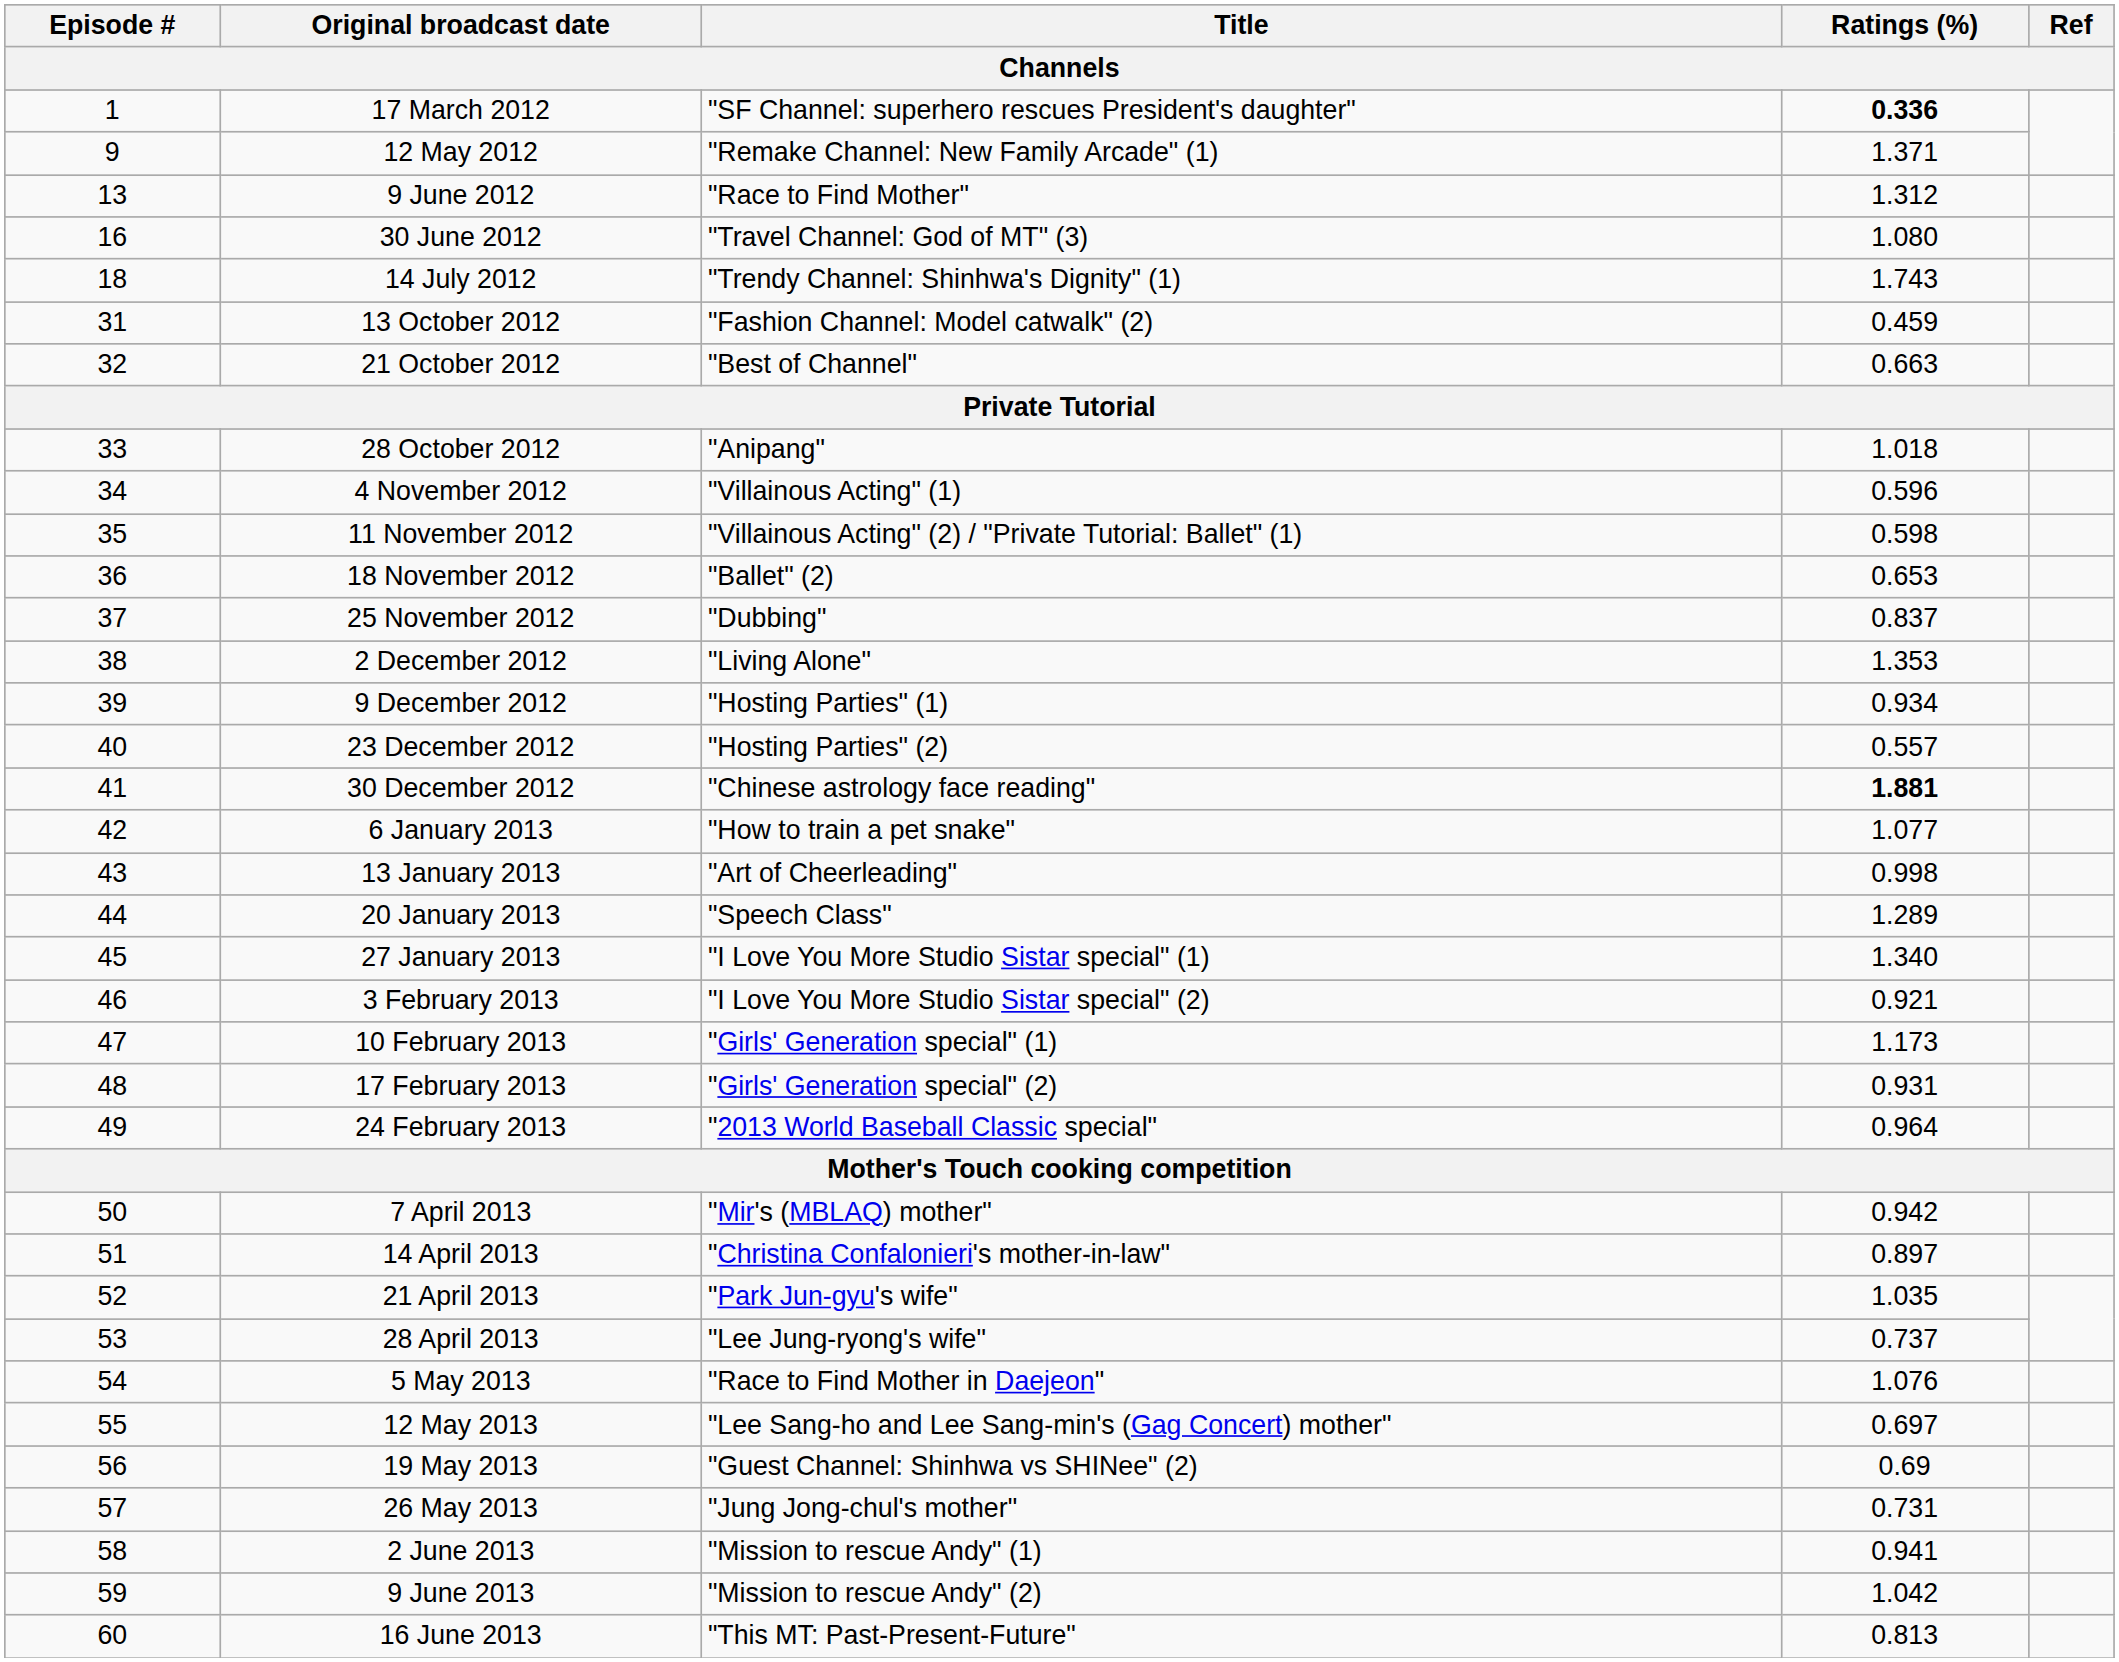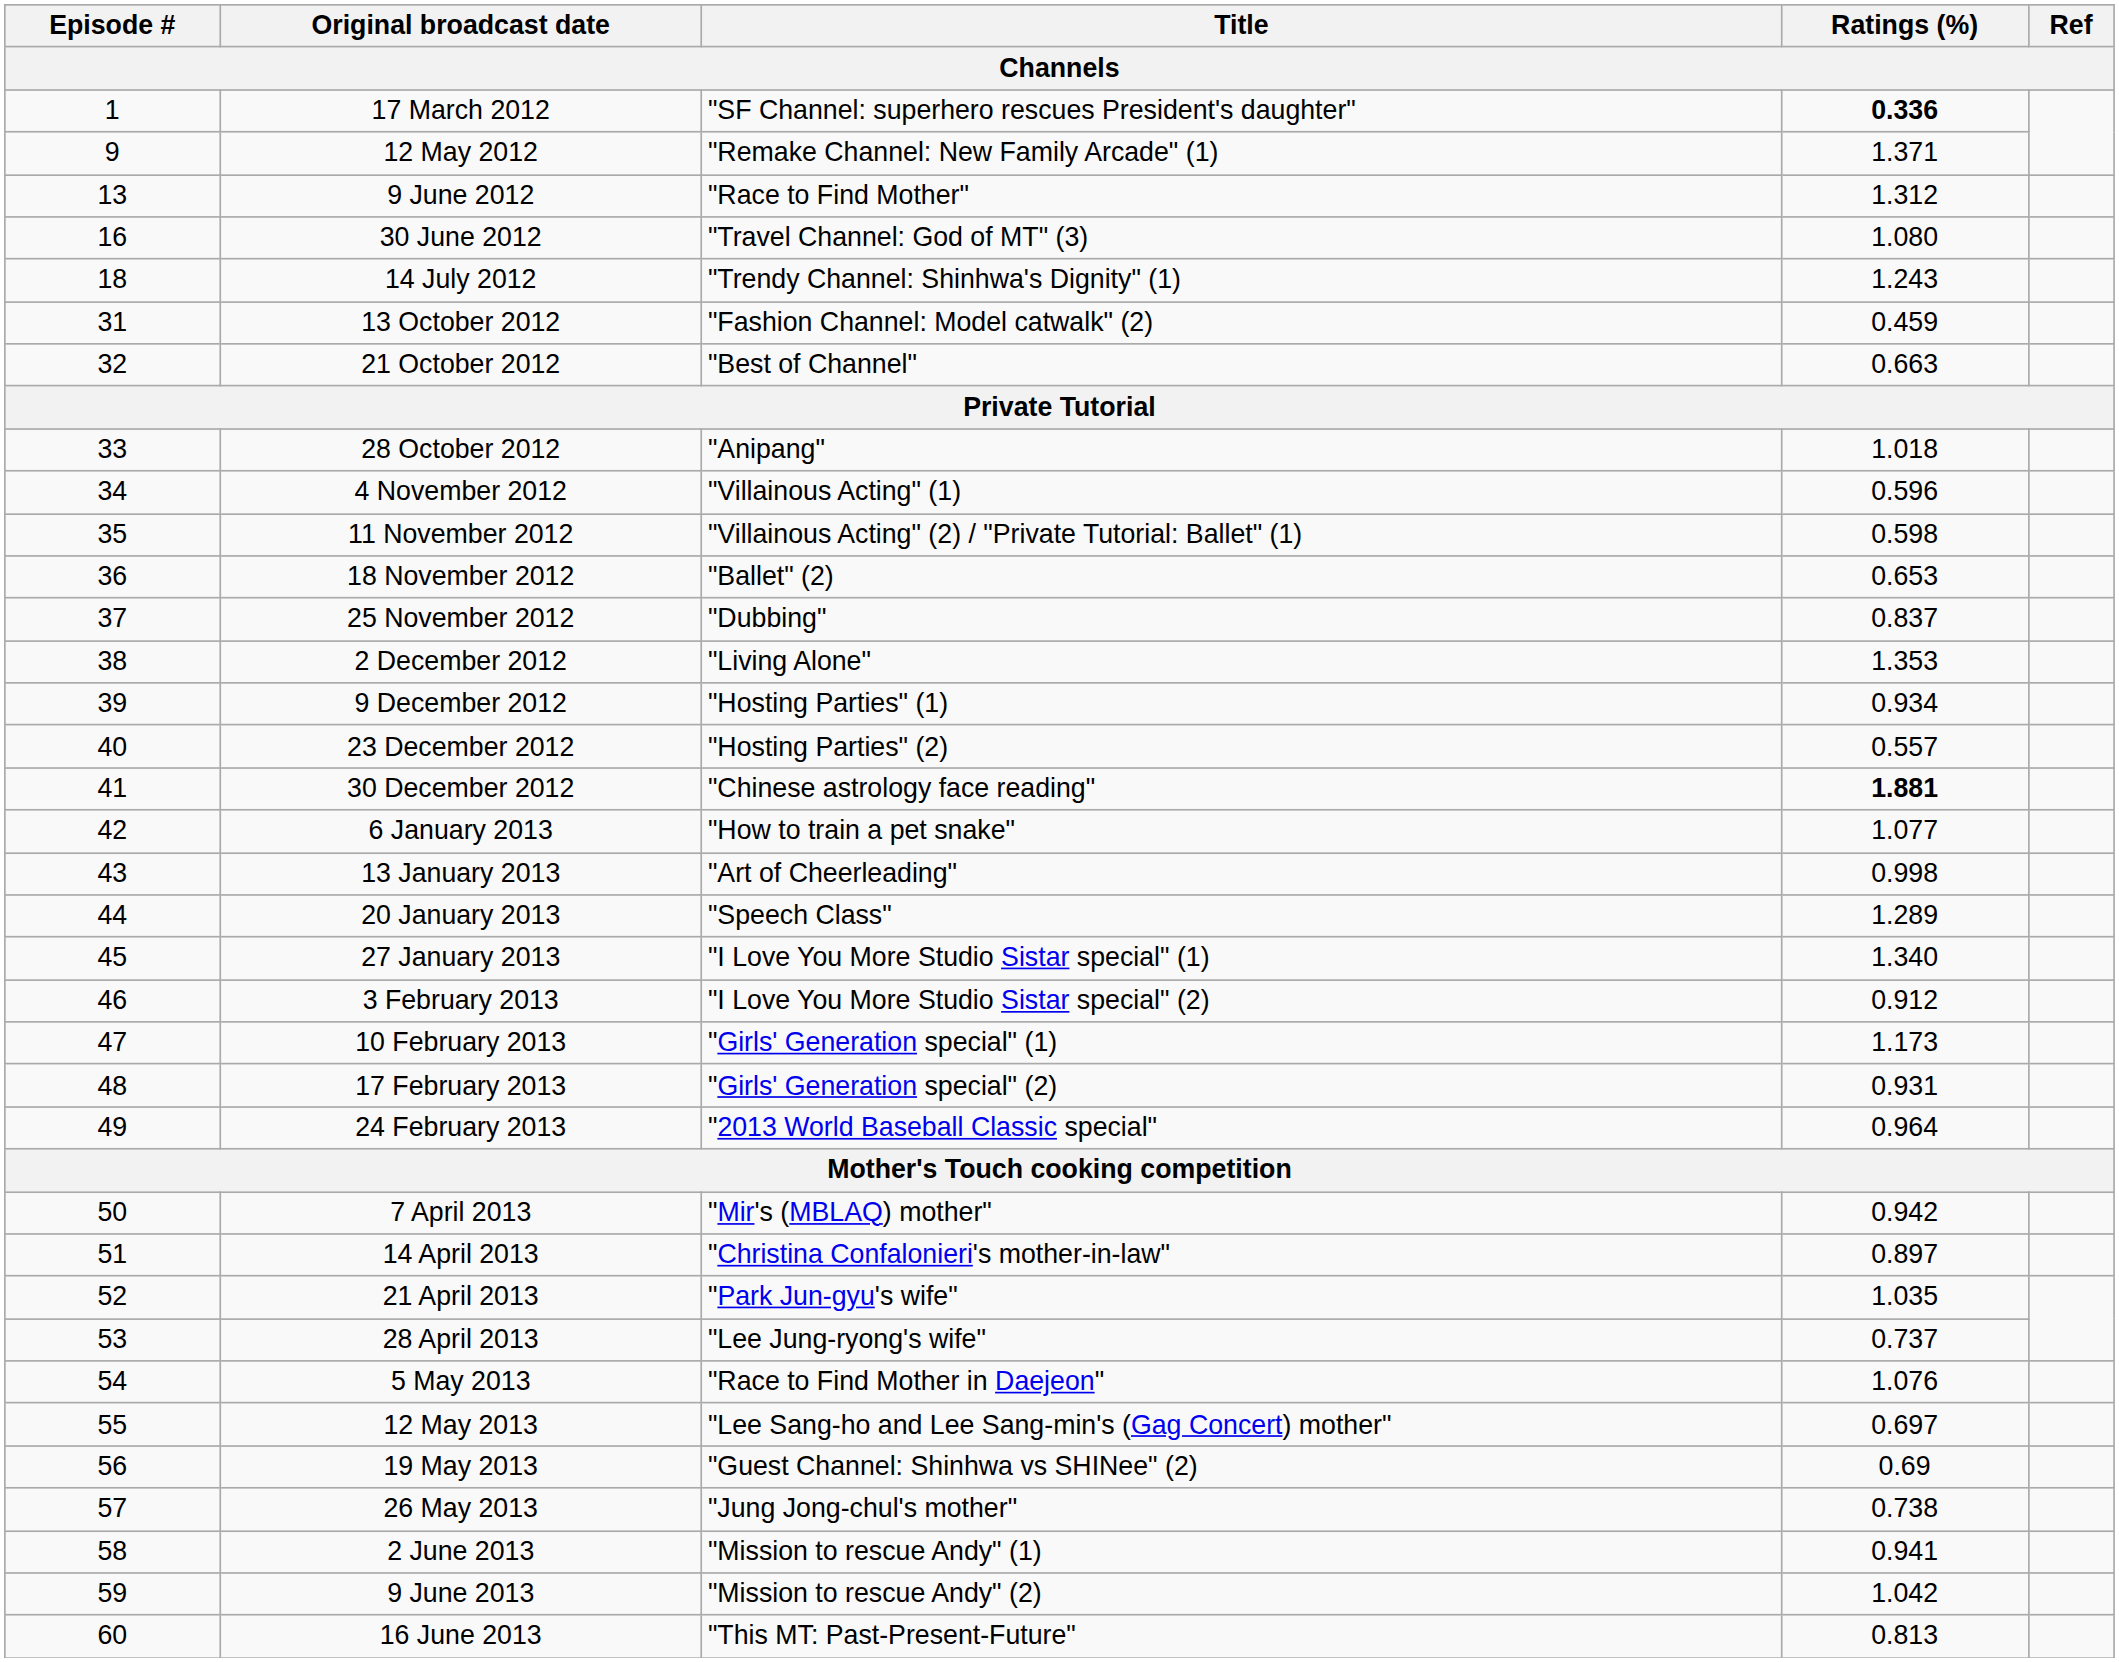(1905, 279) 1.743 -> (1905, 279) 1.243
(1905, 1000) 0.921 -> (1905, 1000) 0.912
(1905, 1508) 0.731 -> (1905, 1508) 0.738
